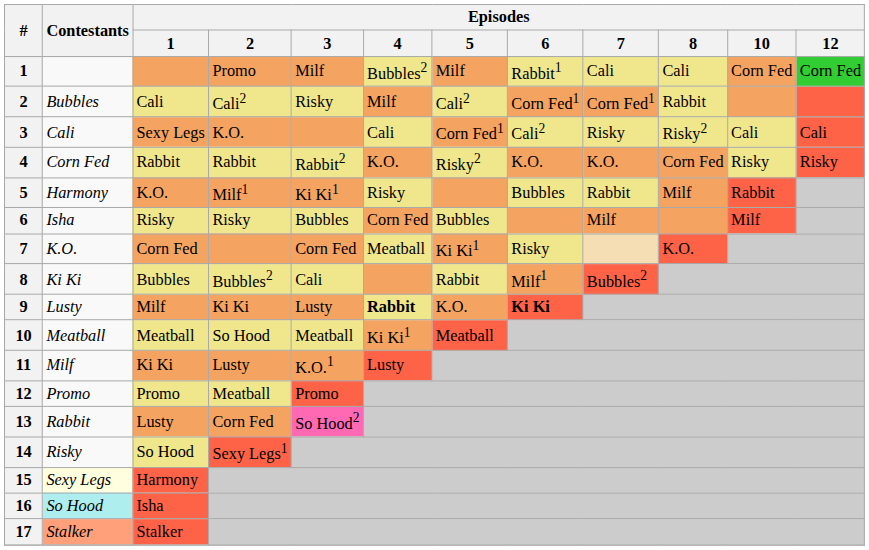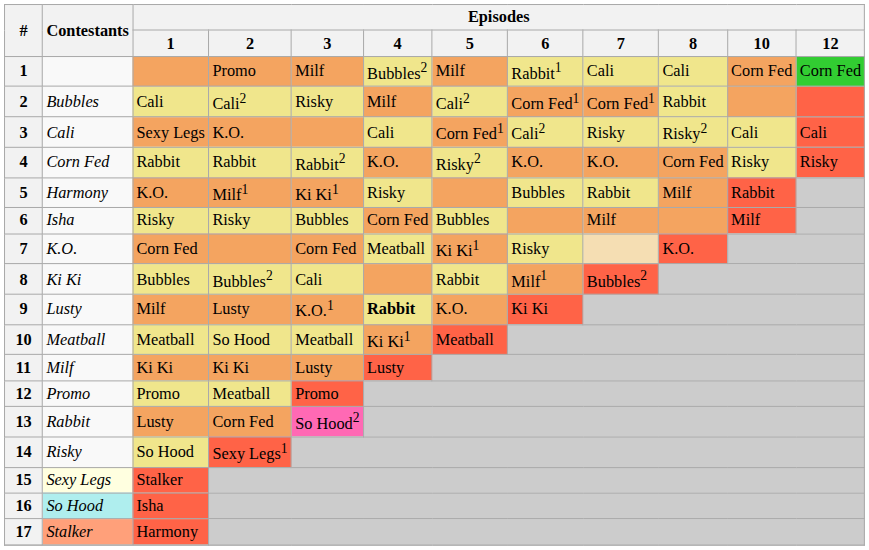(231, 307) Ki Ki -> (231, 309) Lusty
(314, 307) Lusty -> (314, 309) K.O.1
(531, 307) bold -> (530, 309) normal
(231, 365) Lusty -> (231, 367) Ki Ki
(314, 365) K.O.1 -> (314, 367) Lusty
(167, 480) Harmony -> (160, 480) Stalker
(160, 531) Stalker -> (167, 531) Harmony
